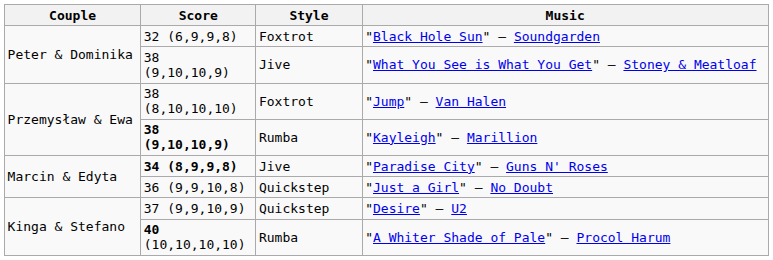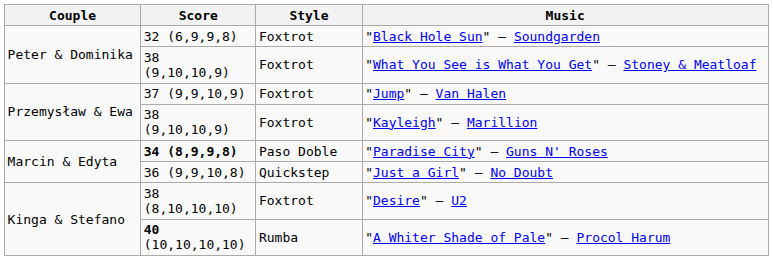(275, 65) Jive -> (286, 65) Foxtrot
(191, 101) 38 (8,10,10,10) -> (195, 94) 37 (9,9,10,9)
(187, 137) bold -> (187, 122) normal
(279, 137) Rumba -> (286, 122) Foxtrot
(275, 166) Jive -> (298, 151) Paso Doble
(195, 208) 37 (9,9,10,9) -> (191, 201) 38 (8,10,10,10)
(294, 208) Quickstep -> (286, 201) Foxtrot
